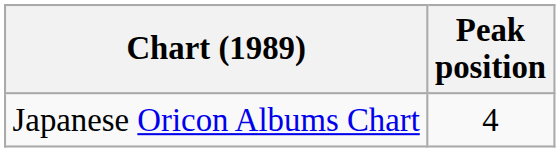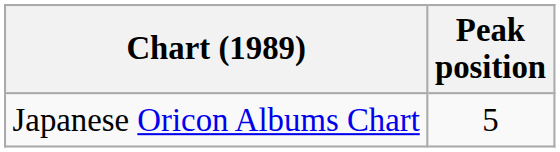(490, 119) 4 -> (490, 119) 5
